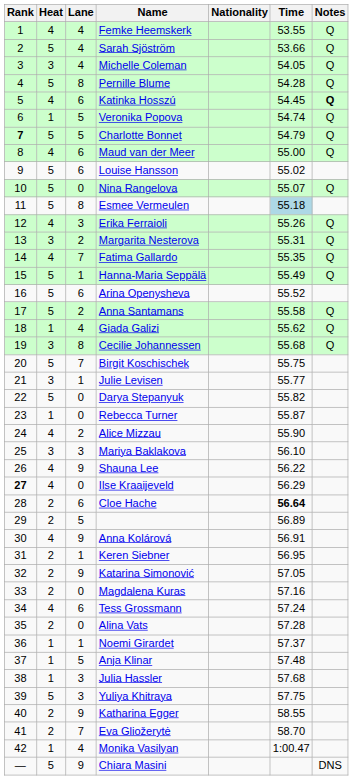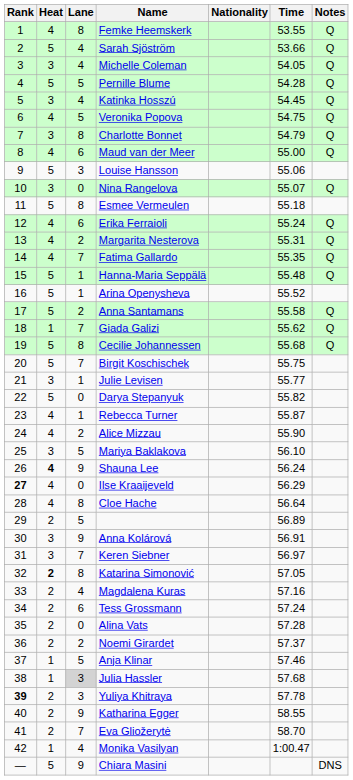(81, 30) 4 -> (81, 30) 8
(81, 83) 8 -> (81, 83) 5
(51, 100) 4 -> (51, 100) 3
(81, 100) 6 -> (81, 100) 4
(330, 100) bold -> (330, 100) normal
(51, 118) 1 -> (51, 118) 4
(291, 118) 54.74 -> (291, 118) 54.75
(20, 135) bold -> (20, 135) normal
(51, 135) 5 -> (51, 135) 3
(81, 135) 5 -> (81, 135) 8
(81, 170) 6 -> (81, 170) 3
(291, 170) 55.02 -> (291, 170) 55.06
(51, 188) 5 -> (51, 188) 3
(291, 205) lightblue background -> (291, 205) no background
(81, 223) 3 -> (81, 223) 6
(291, 223) 55.26 -> (291, 223) 55.24
(51, 240) 3 -> (51, 240) 4
(291, 275) 55.49 -> (291, 275) 55.48
(81, 293) 6 -> (81, 293) 1
(81, 328) 4 -> (81, 328) 7
(51, 345) 3 -> (51, 345) 5
(51, 415) 1 -> (51, 415) 4
(81, 415) 0 -> (81, 415) 1
(81, 450) 3 -> (81, 450) 5
(51, 468) normal -> (51, 468) bold
(291, 468) 56.22 -> (291, 468) 56.24
(51, 503) 2 -> (51, 503) 4
(81, 503) 6 -> (81, 503) 8
(291, 503) bold -> (291, 503) normal
(51, 538) 4 -> (51, 538) 3
(51, 556) 2 -> (51, 556) 3
(81, 556) 1 -> (81, 556) 7
(291, 556) 56.95 -> (291, 556) 56.97
(51, 573) normal -> (51, 573) bold
(81, 573) 9 -> (81, 573) 8
(81, 591) 0 -> (81, 591) 4
(51, 608) 4 -> (51, 608) 2
(51, 643) 1 -> (51, 643) 2
(81, 643) 1 -> (81, 643) 2
(291, 661) 57.48 -> (291, 661) 57.46
(81, 678) no background -> (81, 678) lightgrey background
(20, 696) normal -> (20, 696) bold
(51, 696) 5 -> (51, 696) 2
(291, 696) 57.75 -> (291, 696) 57.78
